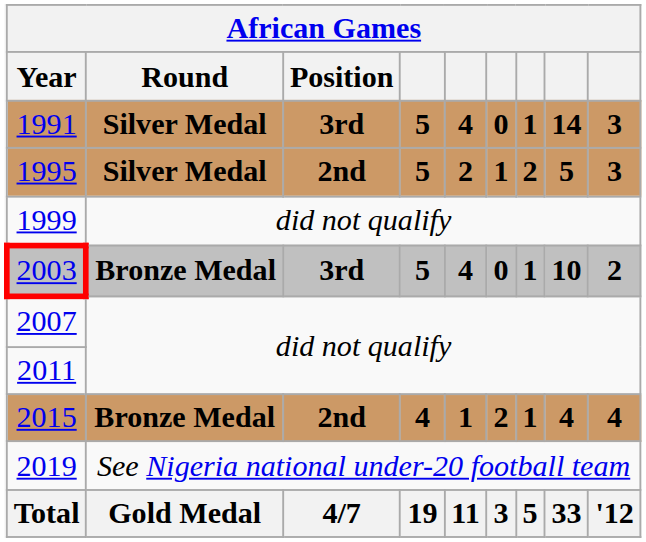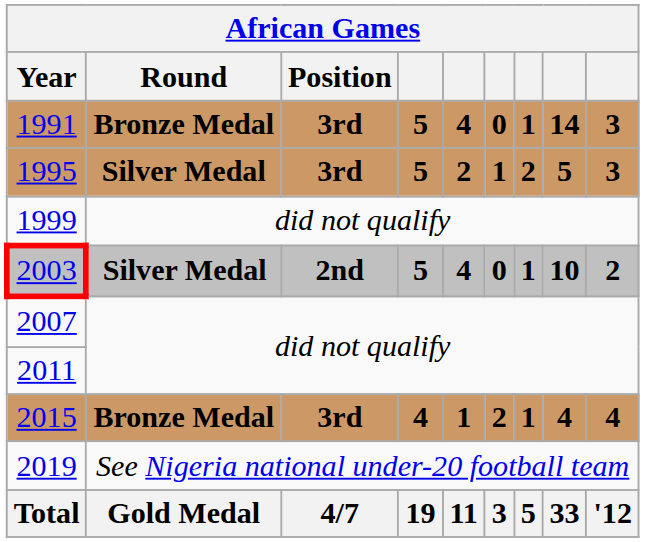(185, 123) Silver Medal -> (184, 123) Bronze Medal
(342, 171) 2nd -> (340, 171) 3rd
(186, 270) Bronze Medal -> (185, 270) Silver Medal
(342, 270) 3rd -> (340, 270) 2nd
(342, 417) 2nd -> (340, 417) 3rd
